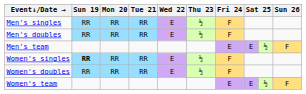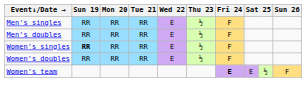- row: (28, 47)
(230, 83) normal -> (230, 71) bold
